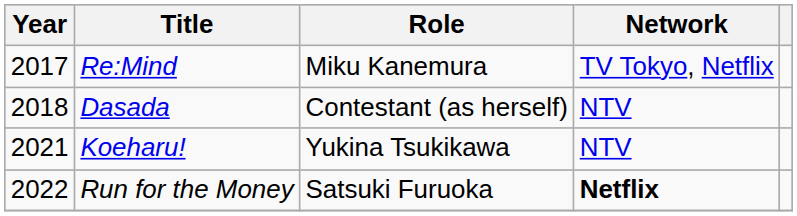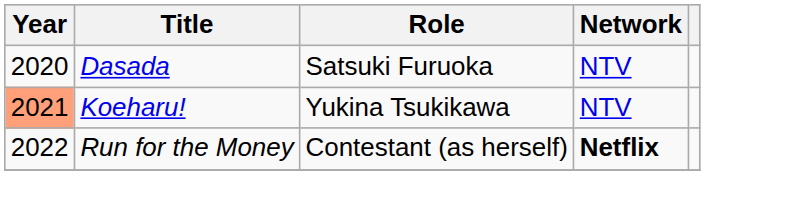- row: (129, 66)
(40, 107) 2018 -> (40, 66) 2020
(437, 107) Contestant (as herself) -> (399, 66) Satsuki Furuoka
(40, 148) no background -> (40, 107) lightsalmon background
(399, 189) Satsuki Furuoka -> (437, 148) Contestant (as herself)
